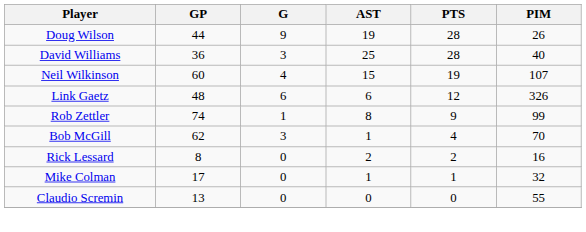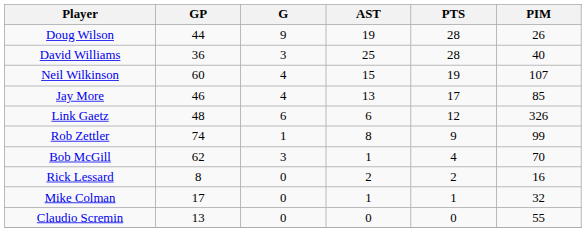+ row: (80, 95)
